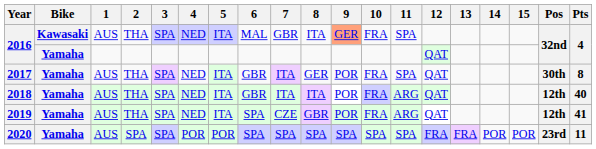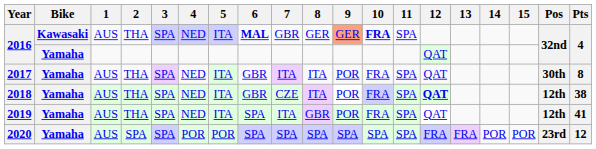(254, 34) normal -> (255, 34) bold
(316, 34) ITA -> (317, 34) GER
(376, 34) normal -> (378, 34) bold
(316, 74) GER -> (317, 74) ITA
(286, 94) ITA -> (287, 94) CZE
(406, 94) ARG -> (406, 94) SPA
(436, 94) normal -> (435, 94) bold
(581, 94) 40 -> (580, 94) 38
(286, 114) CZE -> (287, 114) ITA
(406, 114) ARG -> (406, 114) SPA
(581, 134) 11 -> (580, 134) 12
